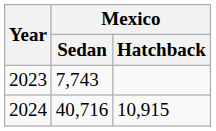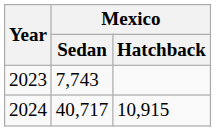(82, 110) 40,716 -> (82, 110) 40,717
